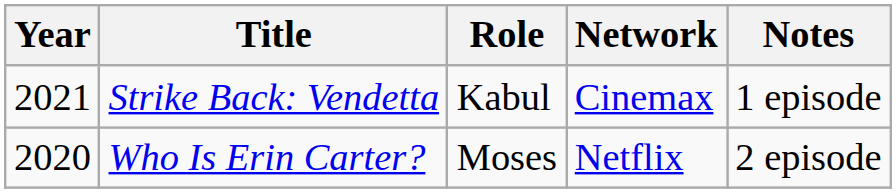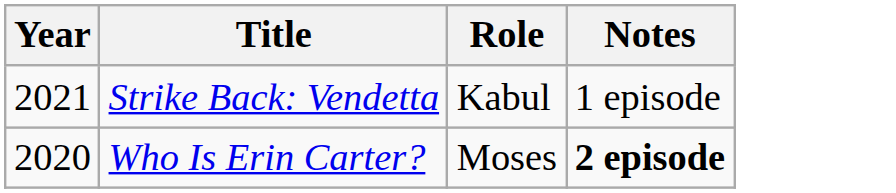- column: (646, 34)
(808, 156) normal -> (650, 156) bold
